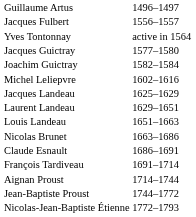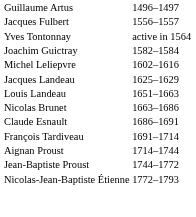- row: (40, 50)
- row: (39, 108)
